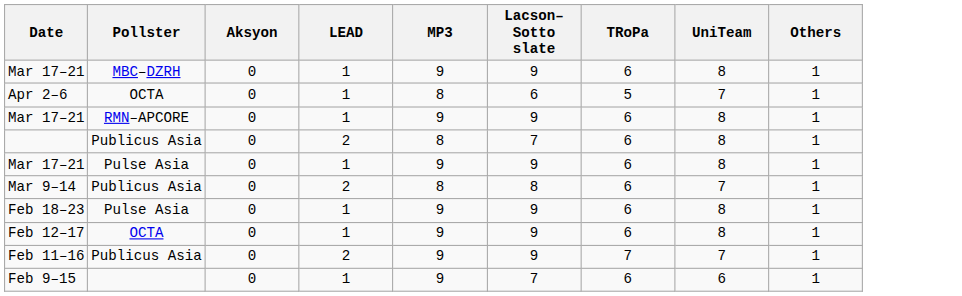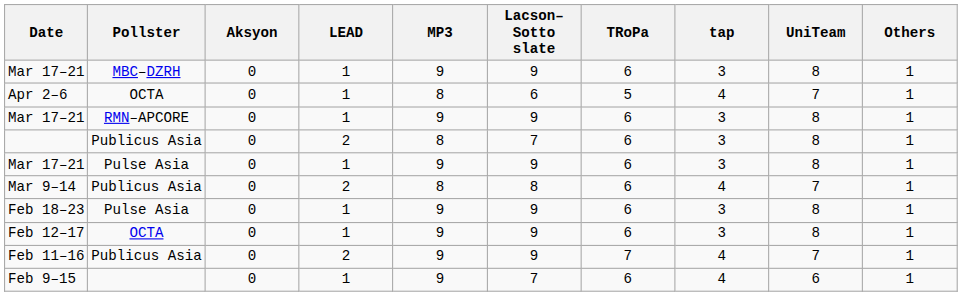+ column: (722, 32)
